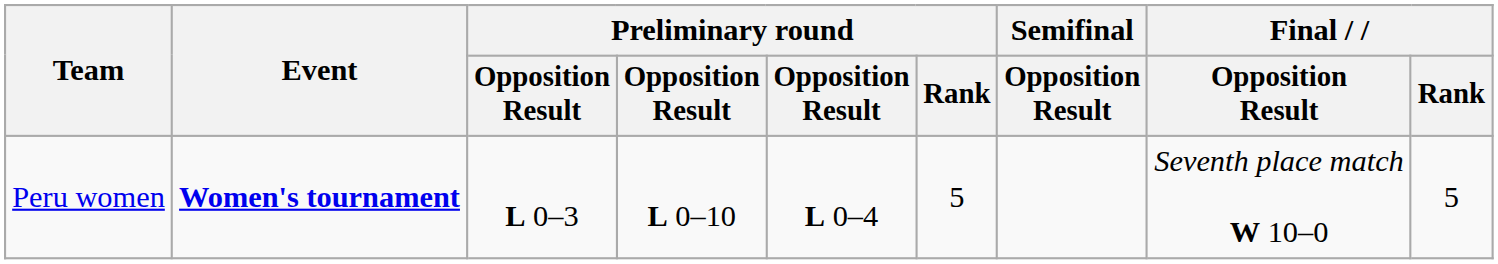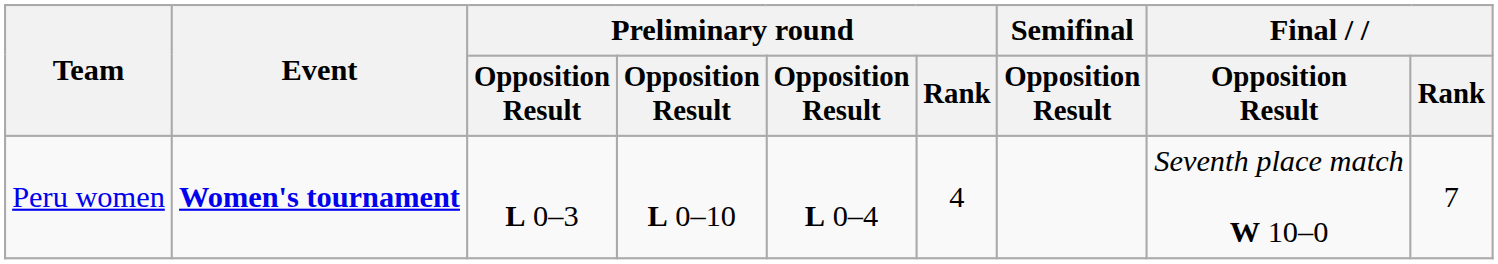(957, 197) 5 -> (957, 197) 4
(1451, 197) 5 -> (1451, 197) 7
